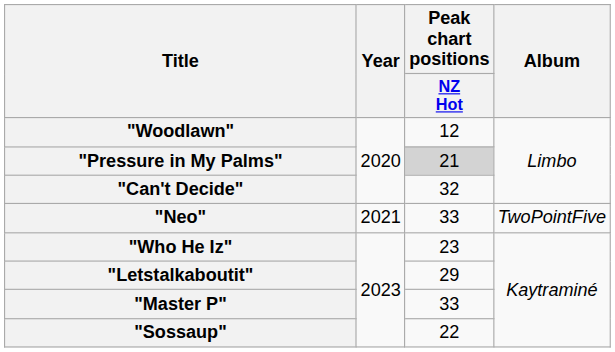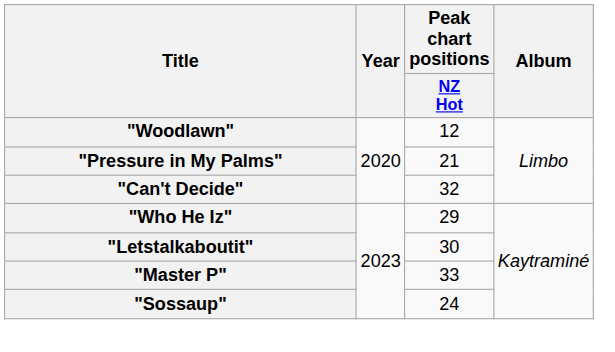(449, 160) lightgrey background -> (449, 160) no background
- row: (180, 217)
(449, 246) 23 -> (449, 217) 29
(449, 275) 29 -> (449, 246) 30
(449, 332) 22 -> (449, 304) 24
